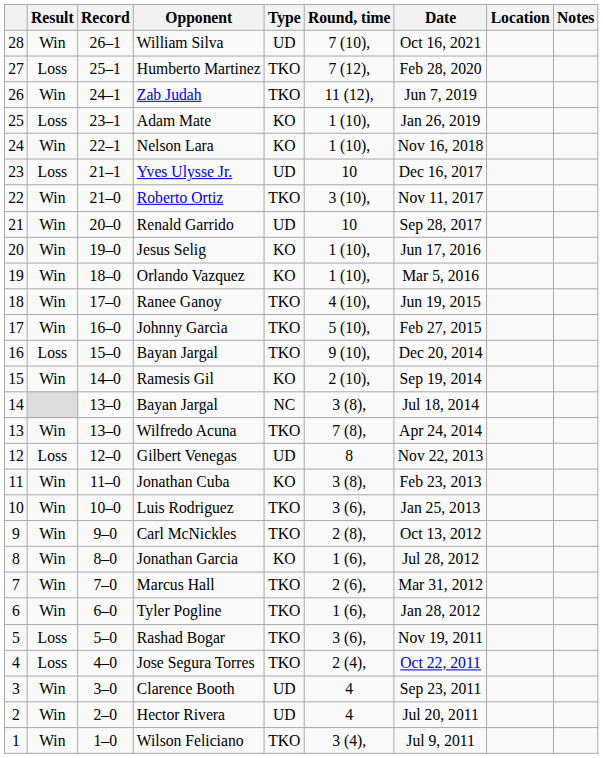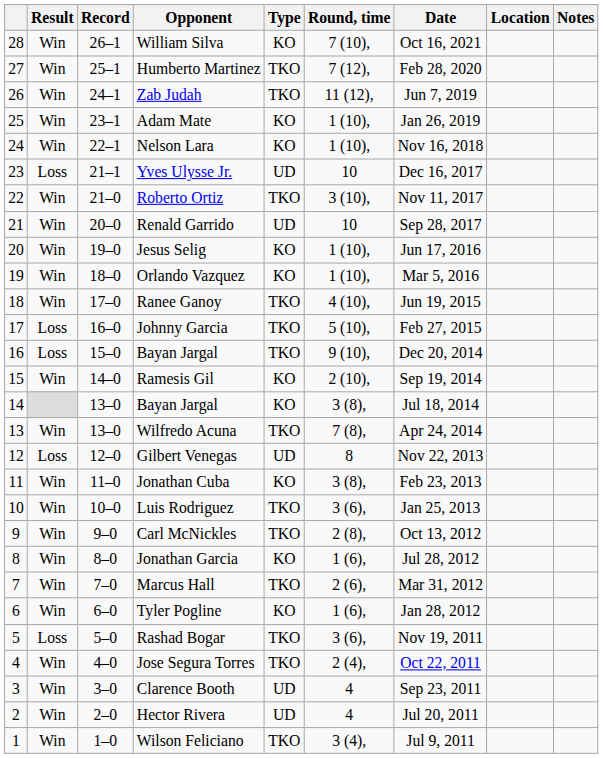(284, 43) UD -> (284, 43) KO
(52, 69) Loss -> (52, 69) Win
(52, 120) Loss -> (52, 120) Win
(52, 327) Win -> (52, 327) Loss
(284, 404) NC -> (284, 404) KO
(284, 611) TKO -> (284, 611) KO
(52, 662) Loss -> (52, 662) Win
